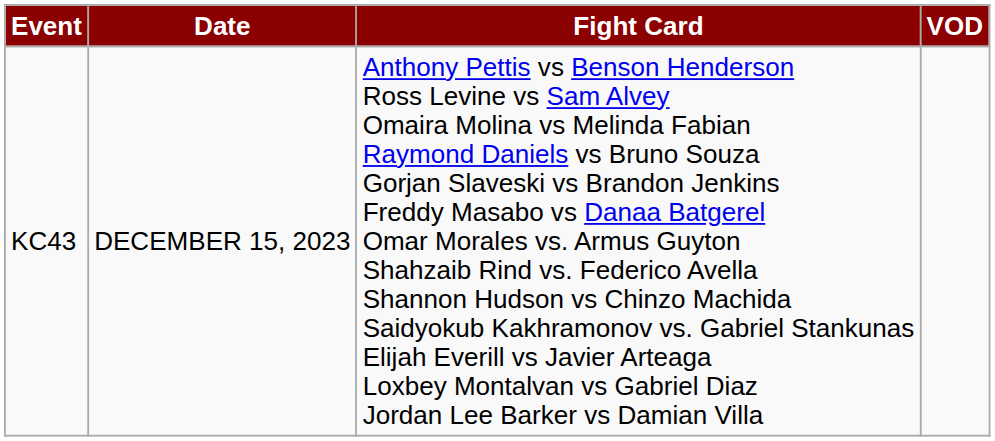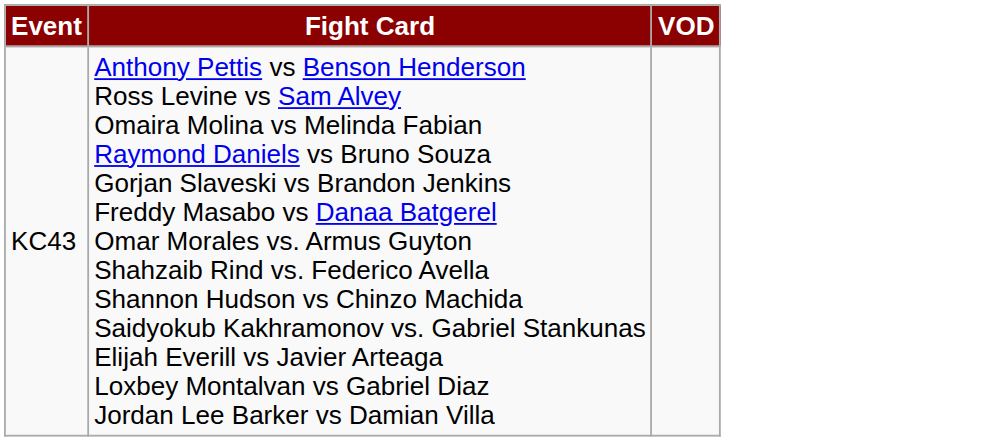- column: (222, 26)
